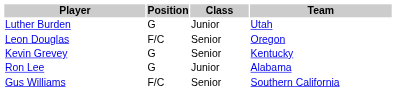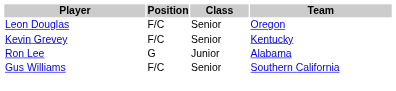- row: (38, 25)
(152, 53) G -> (156, 39) F/C
